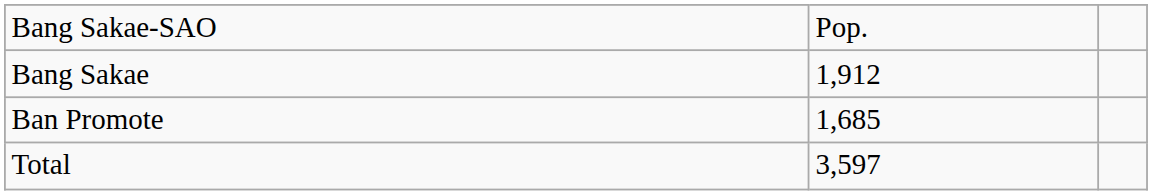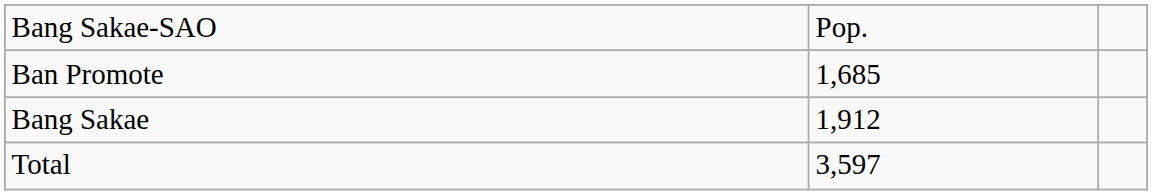rows swapped: (80, 73) <-> (88, 119)
